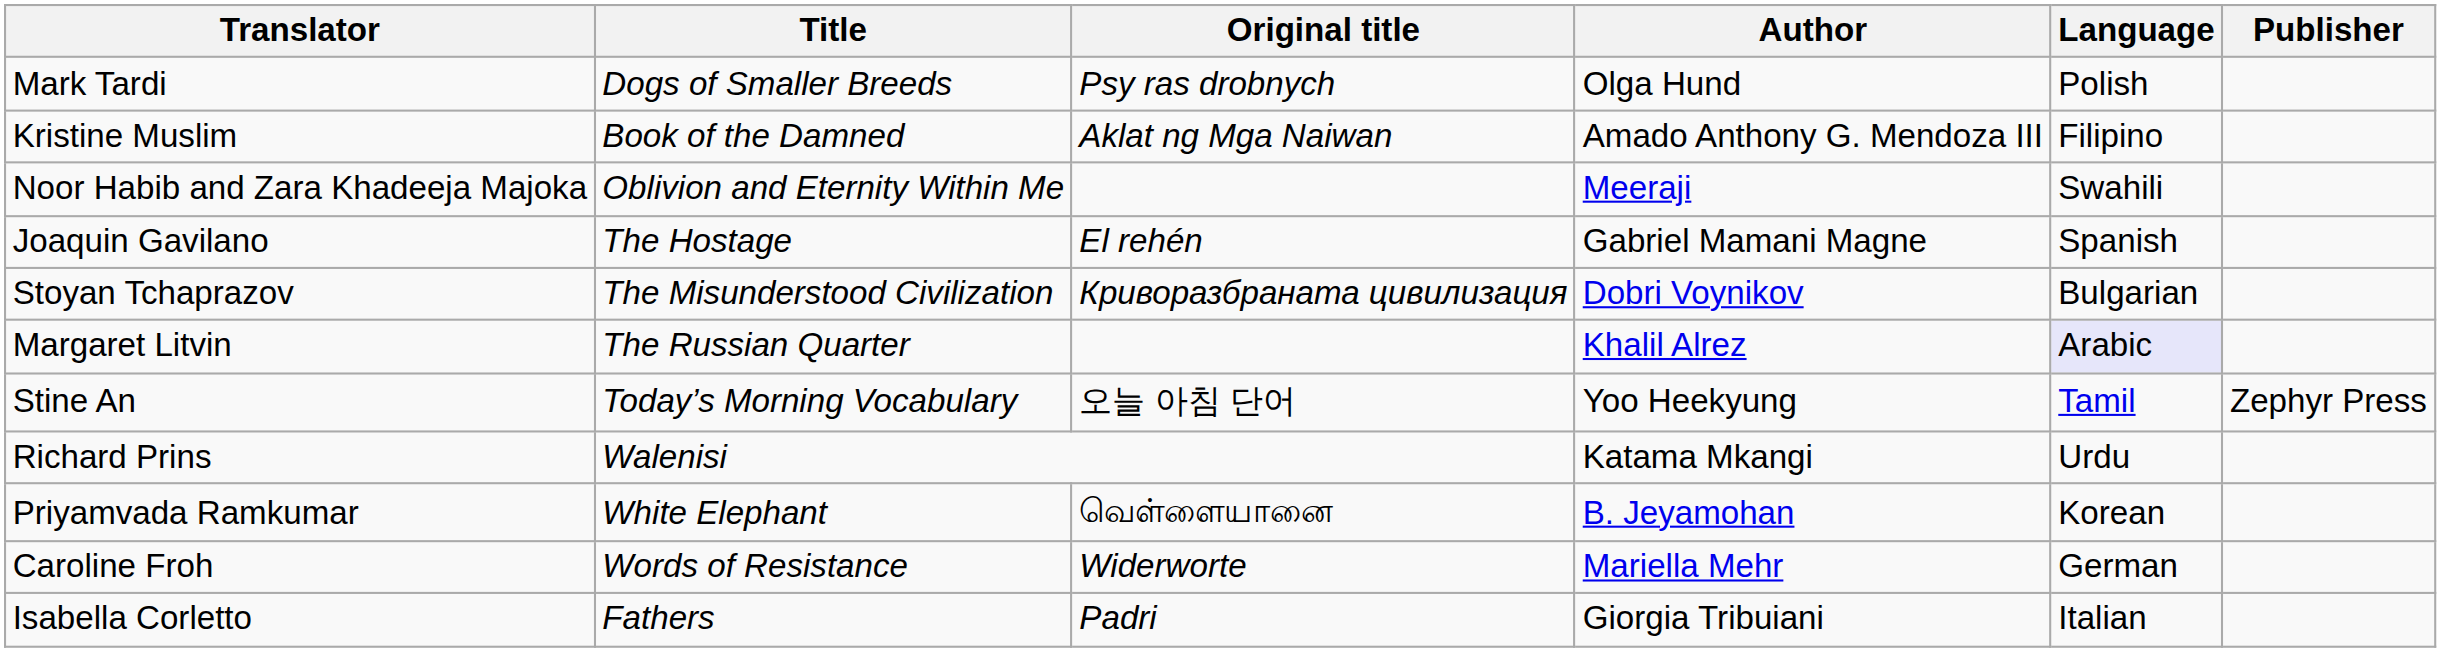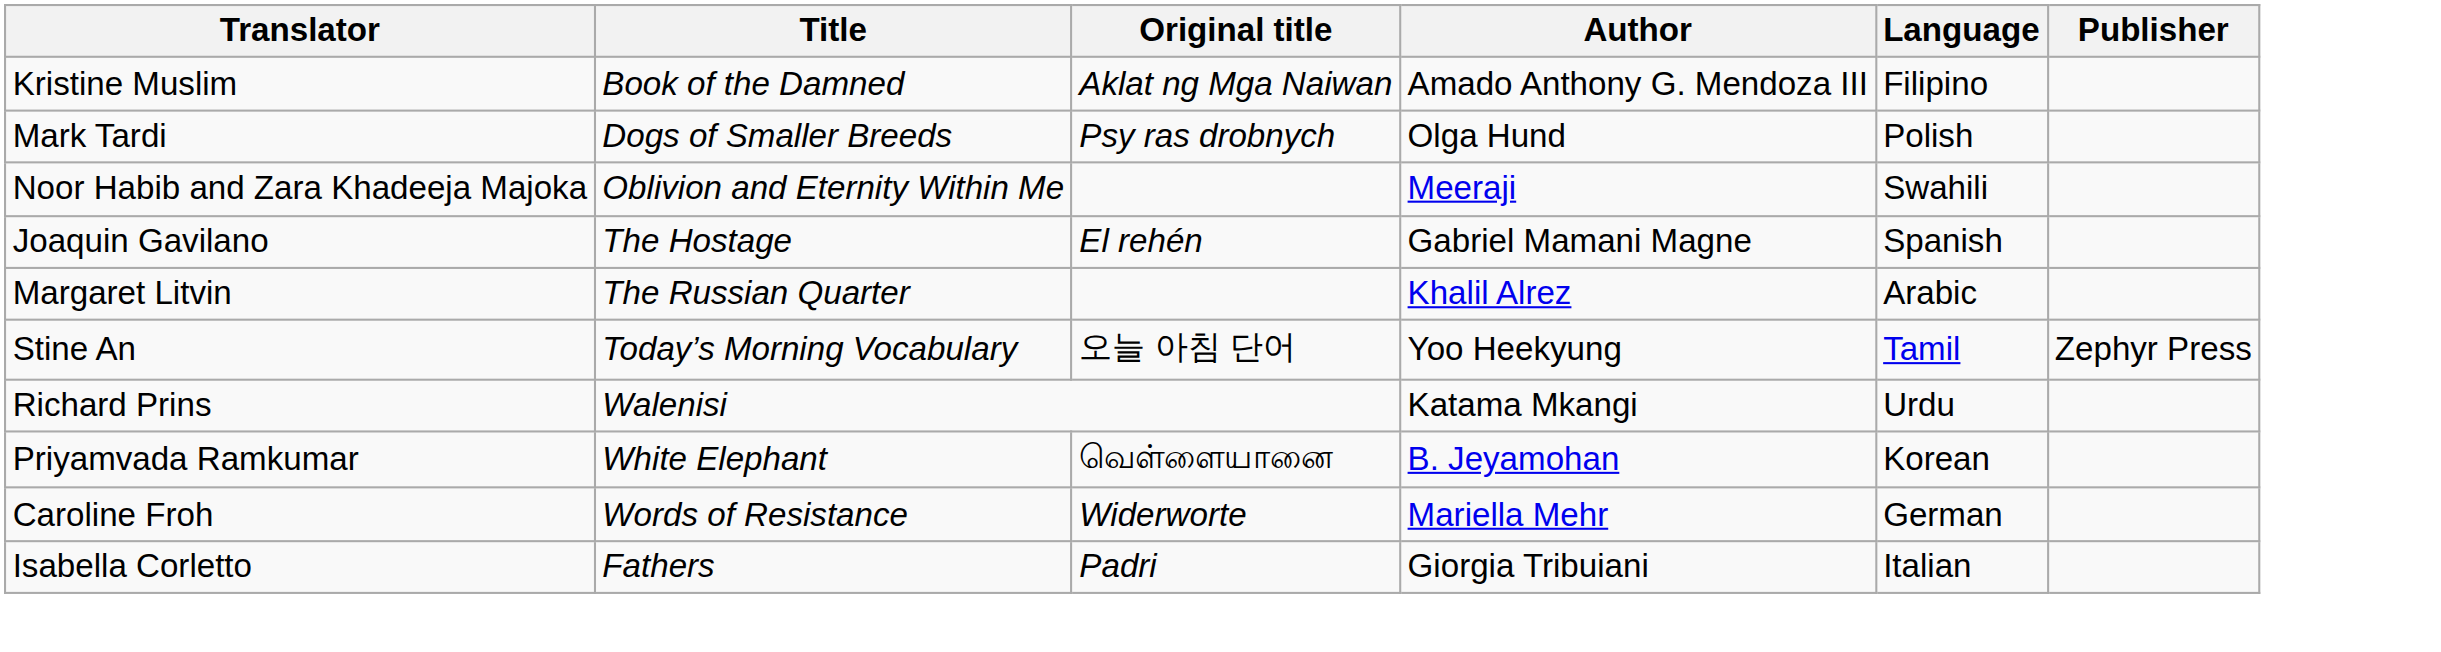rows swapped: (125, 135) <-> (90, 83)
- row: (153, 293)
(2105, 345) lavender background -> (1930, 293) no background
